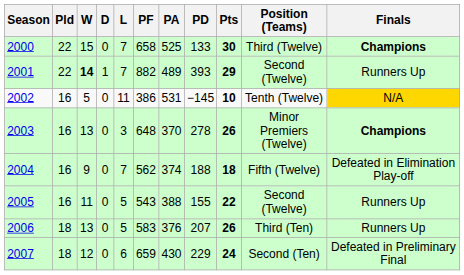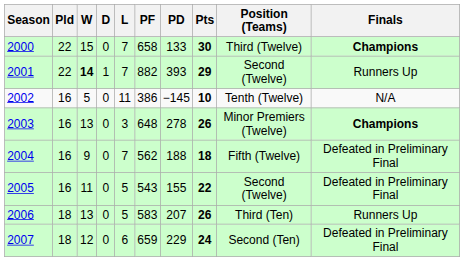- column: (172, 20)
(393, 98) gold background -> (385, 98) no background
(393, 169) Defeated in Elimination Play-off -> (385, 156) Defeated in Preliminary Final
(393, 202) Runners Up -> (385, 188) Defeated in Preliminary Final
